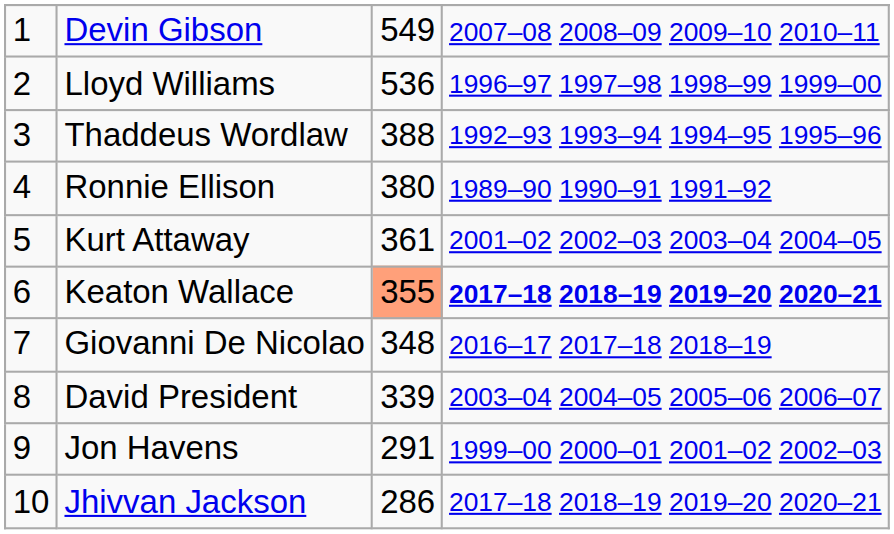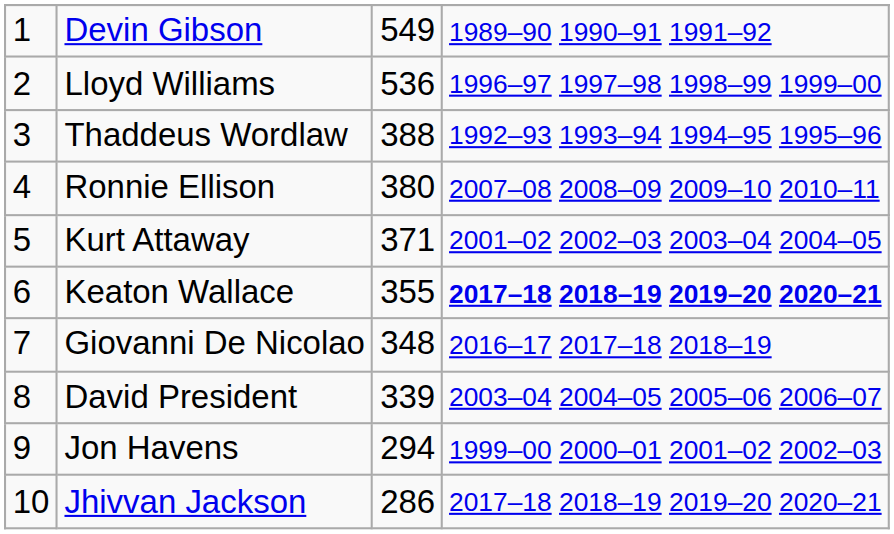(664, 31) 2007–08 2008–09 2009–10 2010–11 -> (610, 31) 1989–90 1990–91 1991–92
(610, 188) 1989–90 1990–91 1991–92 -> (664, 188) 2007–08 2008–09 2009–10 2010–11
(408, 239) 361 -> (408, 239) 371
(408, 291) lightsalmon background -> (408, 291) no background
(408, 448) 291 -> (408, 448) 294
